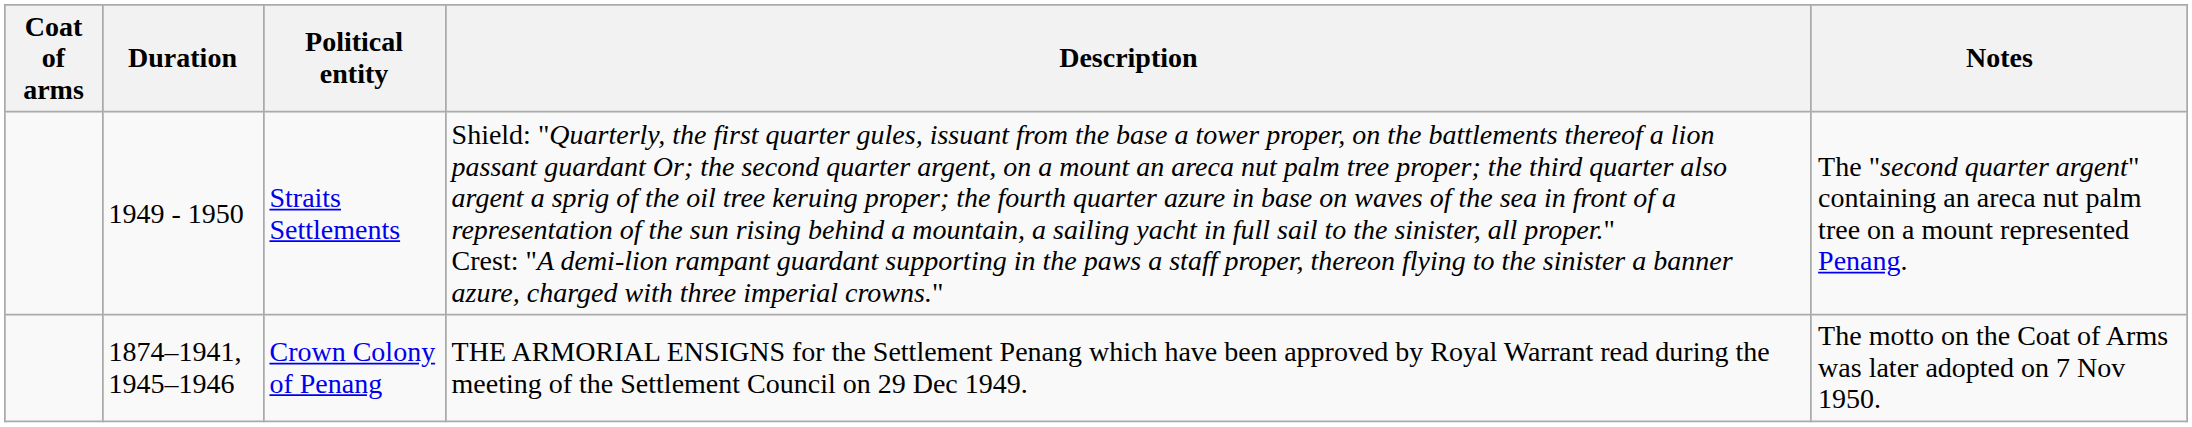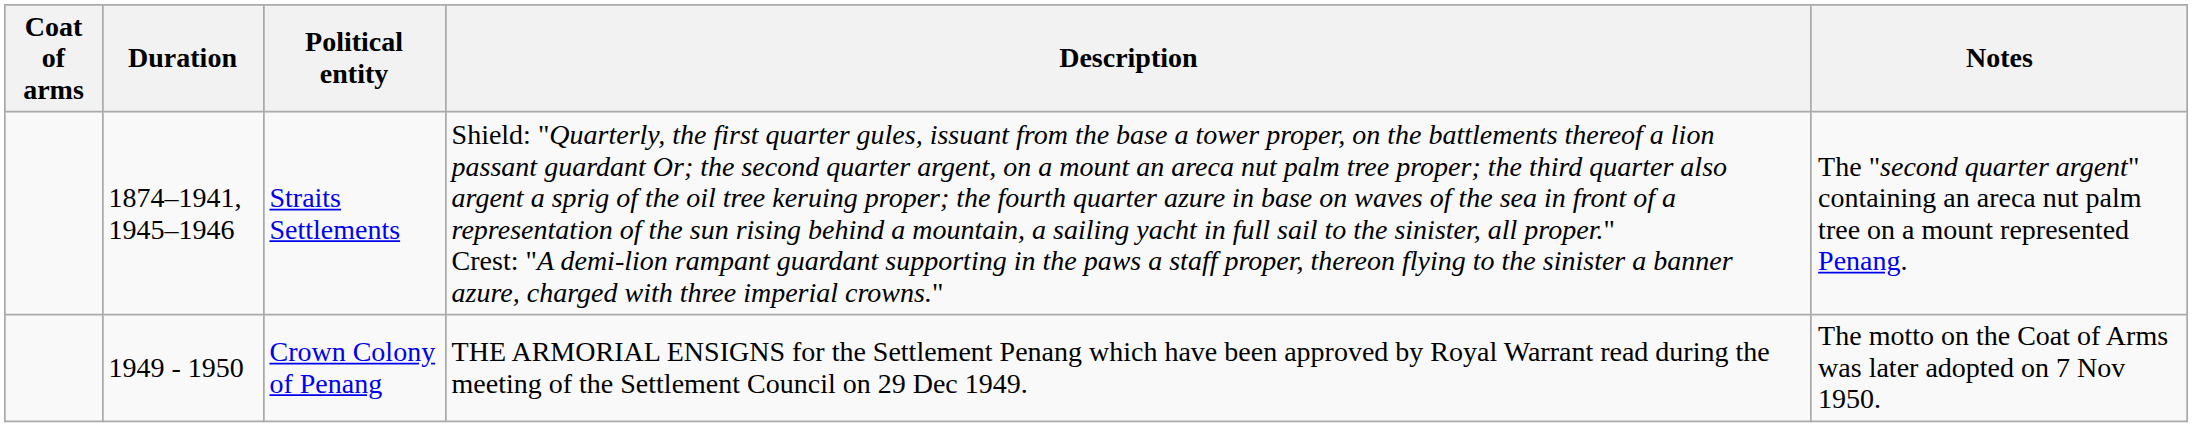(176, 212) 1949 - 1950 -> (175, 212) 1874–1941, 1945–1946
(175, 367) 1874–1941, 1945–1946 -> (176, 367) 1949 - 1950
